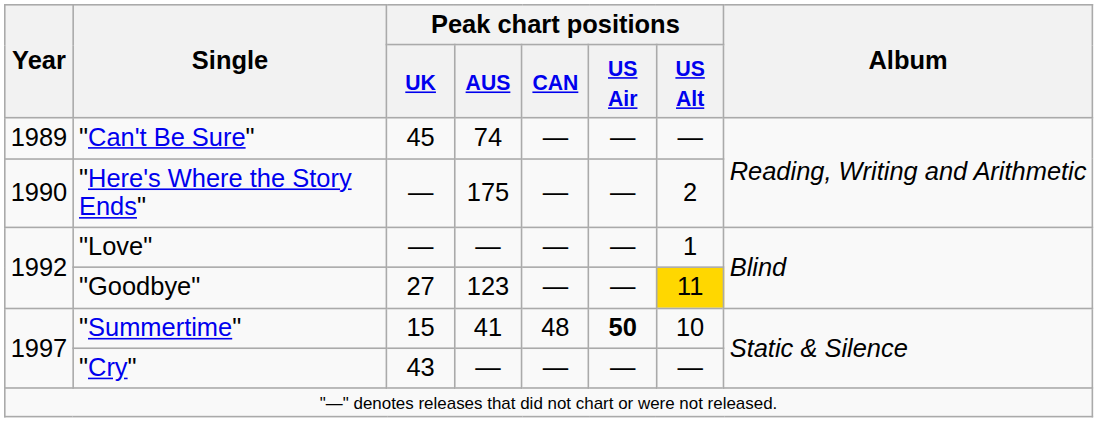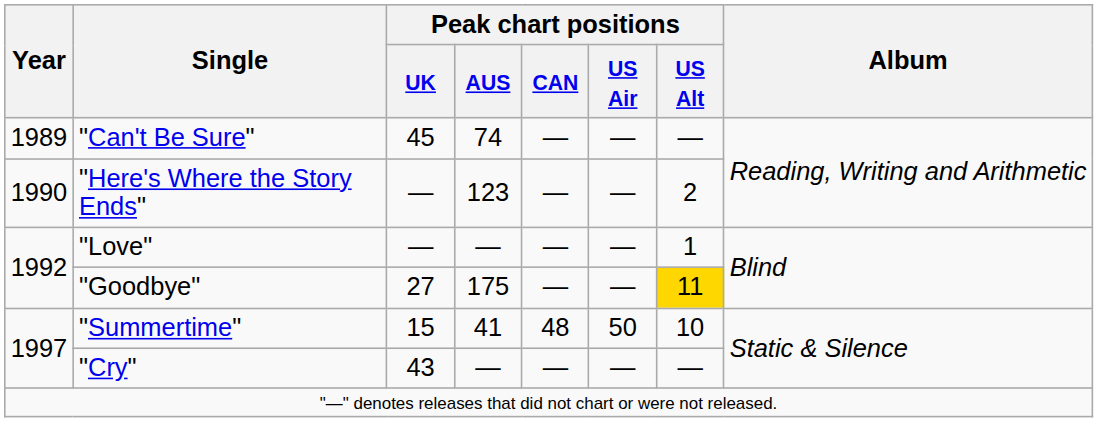(488, 192) 175 -> (488, 192) 123
(488, 287) 123 -> (488, 287) 175
(623, 327) bold -> (623, 327) normal
